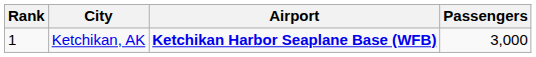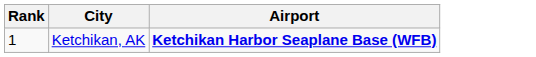- column: (486, 16)
